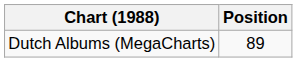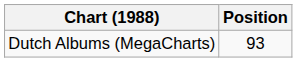(255, 43) 89 -> (255, 43) 93
